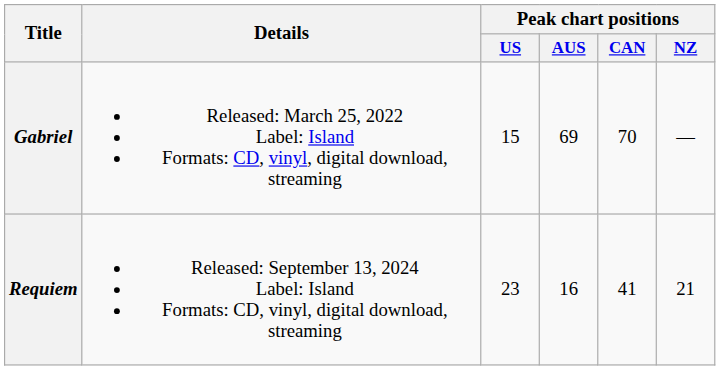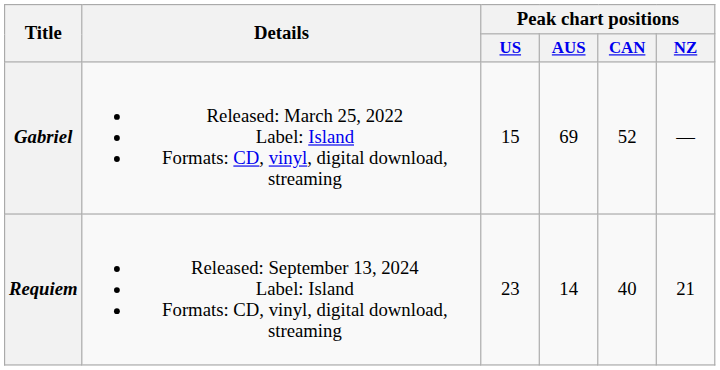(627, 137) 70 -> (627, 137) 52
(569, 289) 16 -> (569, 289) 14
(627, 289) 41 -> (627, 289) 40
